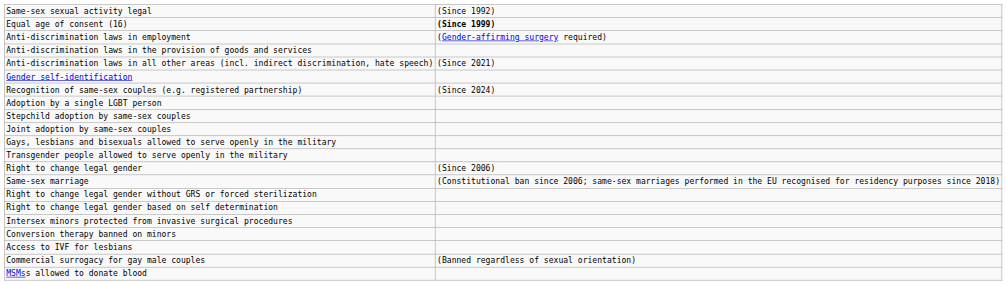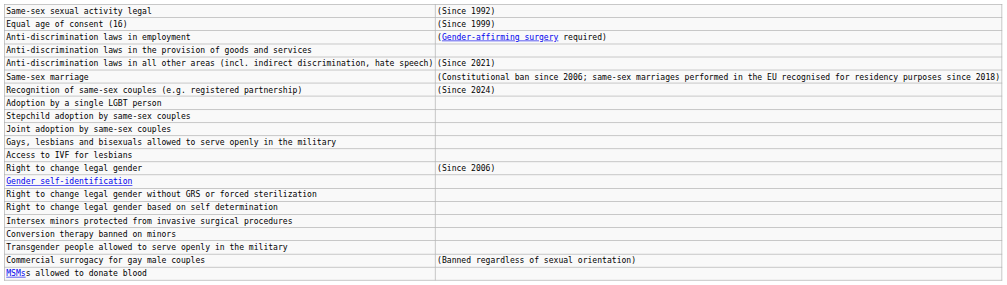(466, 24) bold -> (466, 24) normal
rows swapped: (47, 182) <-> (69, 77)
rows swapped: (147, 155) <-> (69, 247)
